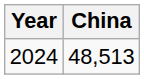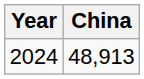(101, 56) 48,513 -> (101, 56) 48,913
